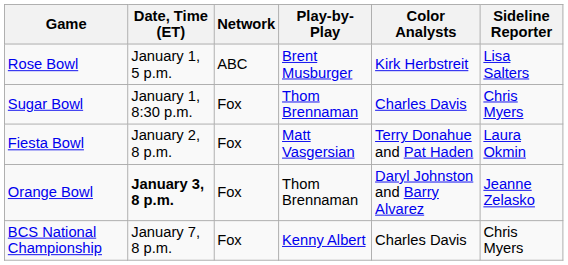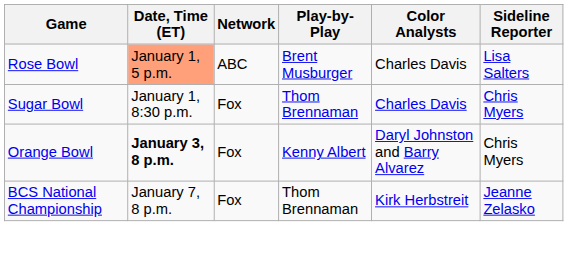(166, 64) no background -> (166, 64) lightsalmon background
(422, 64) Kirk Herbstreit -> (421, 64) Charles Davis
- row: (46, 144)
(320, 192) Thom Brennaman -> (324, 152) Kenny Albert
(509, 192) Jeanne Zelasko -> (503, 152) Chris Myers
(324, 240) Kenny Albert -> (320, 200) Thom Brennaman
(421, 240) Charles Davis -> (422, 200) Kirk Herbstreit
(503, 240) Chris Myers -> (509, 200) Jeanne Zelasko
